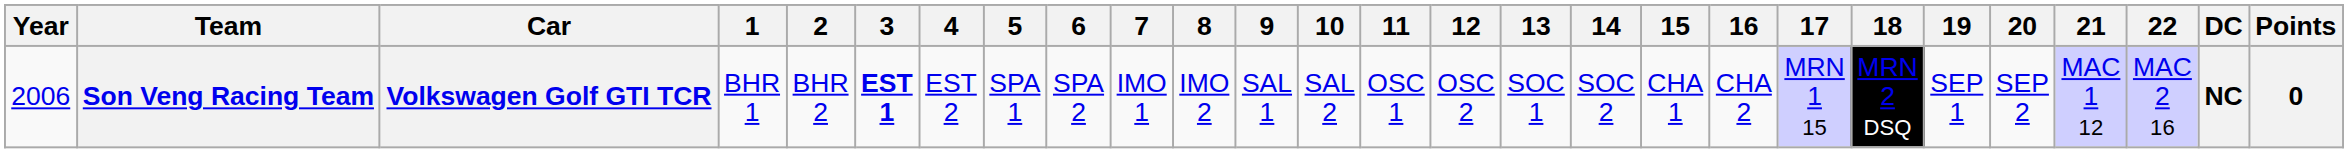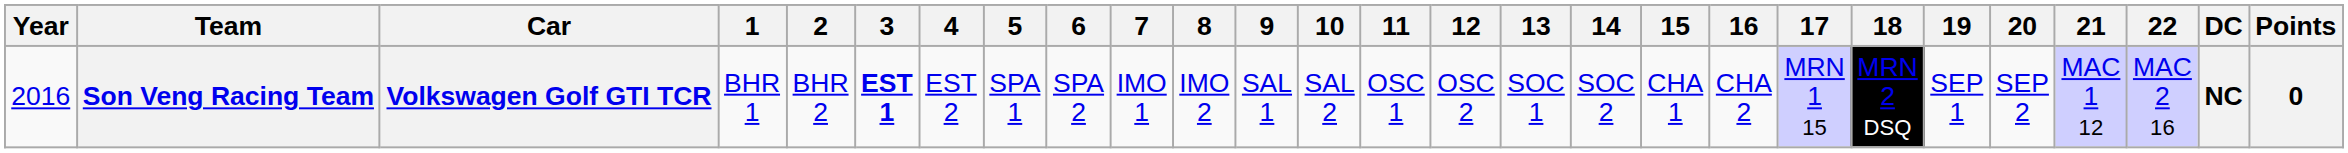(41, 97) 2006 -> (41, 97) 2016
